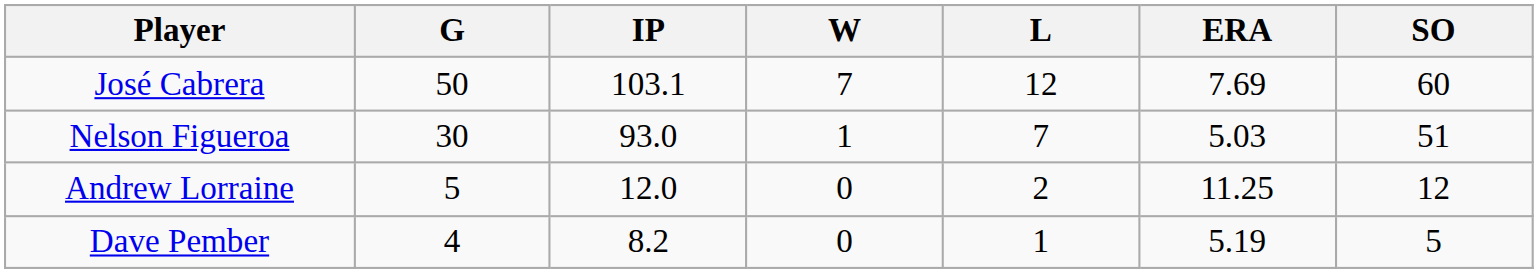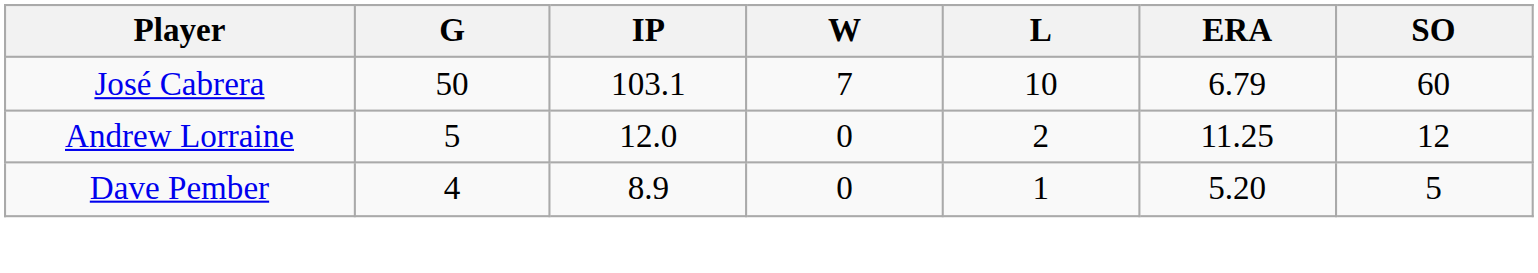(1041, 83) 12 -> (1041, 83) 10
(1237, 83) 7.69 -> (1237, 83) 6.79
- row: (179, 135)
(648, 240) 8.2 -> (648, 188) 8.9
(1237, 240) 5.19 -> (1237, 188) 5.20
